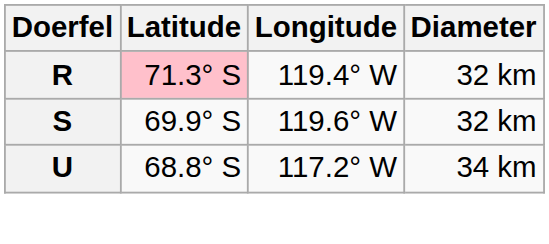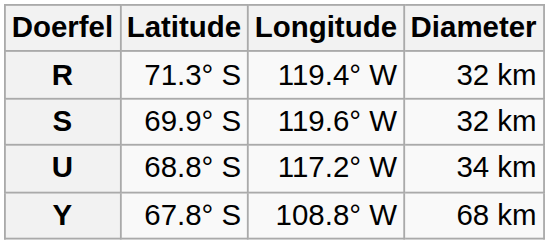(193, 74) pink background -> (193, 74) no background
+ row: (62, 214)
